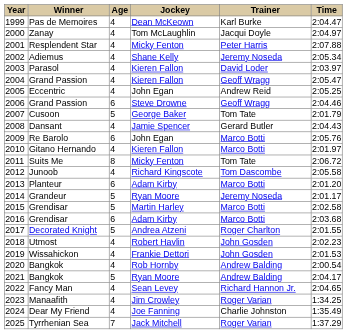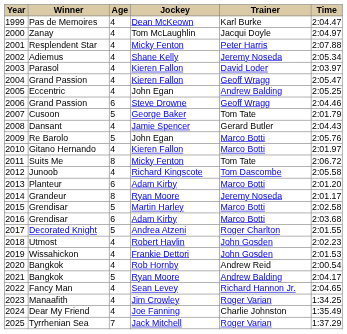(246, 91) Andrew Reid -> (251, 91) Andrew Balding
(113, 138) 6 -> (113, 138) 5
(113, 196) 5 -> (113, 196) 8
(251, 265) Andrew Balding -> (246, 265) Andrew Reid
